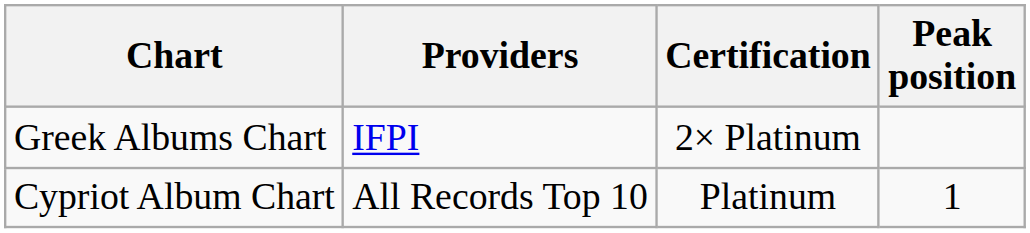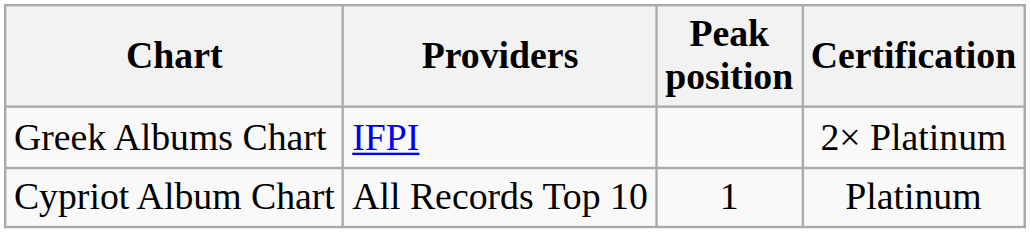columns swapped: (952, 55) <-> (768, 55)
